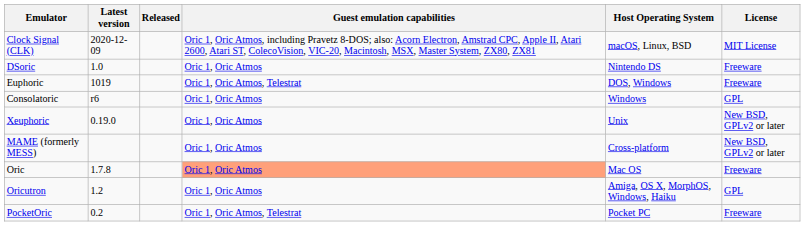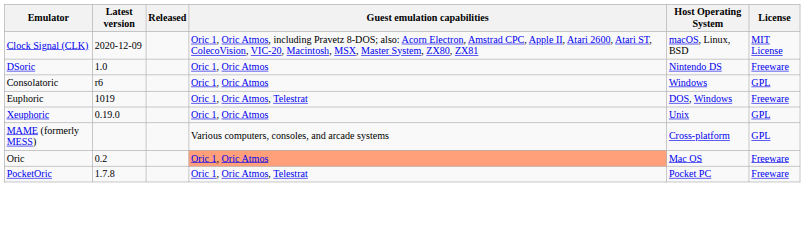rows swapped: (32, 99) <-> (25, 83)
(754, 120) New BSD, GPLv2 or later -> (761, 115) GPL
(223, 148) Oric 1, Oric Atmos -> (290, 136) Various computers, consoles, and arcade systems
(754, 148) New BSD, GPLv2 or later -> (761, 136) GPL
(101, 169) 1.7.8 -> (101, 158) 0.2
- row: (26, 191)
(97, 213) 0.2 -> (105, 174) 1.7.8
